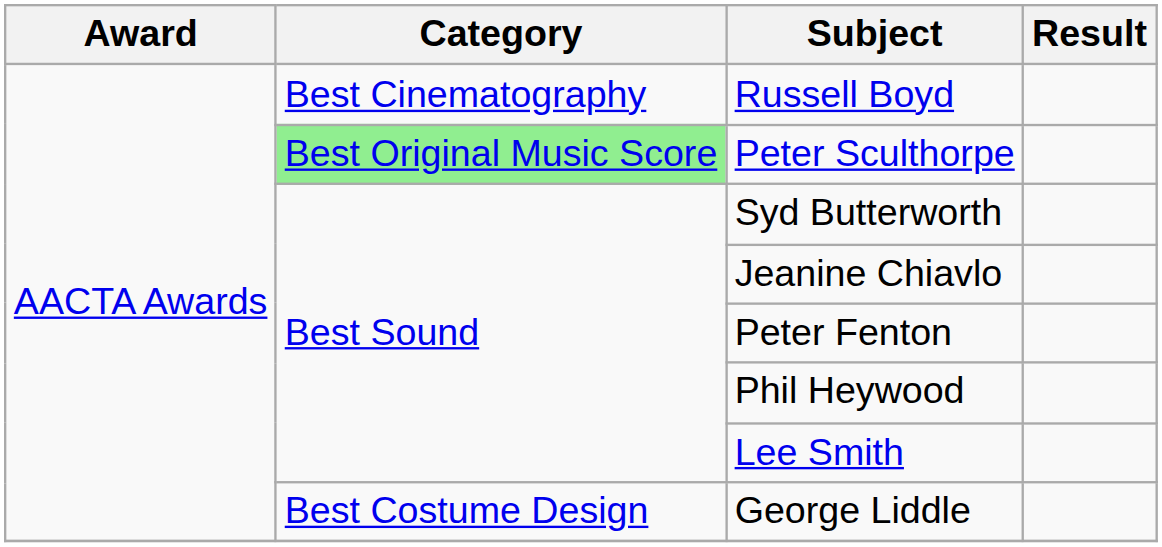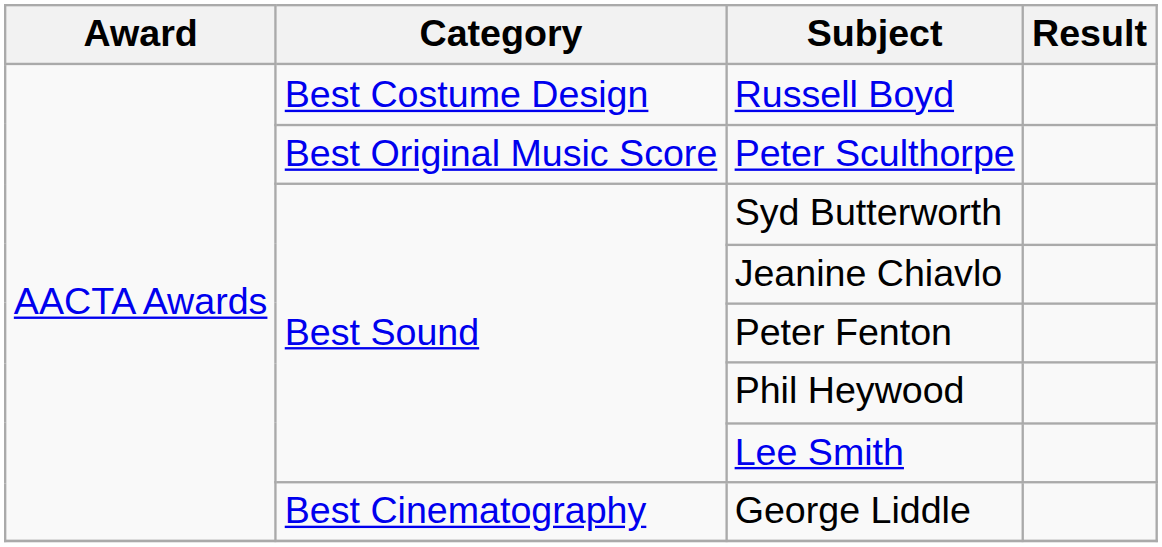(466, 93) Best Cinematography -> (467, 93) Best Costume Design
(501, 153) lightgreen background -> (501, 153) no background
(467, 511) Best Costume Design -> (466, 511) Best Cinematography
